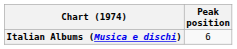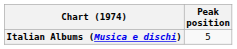(208, 37) 6 -> (208, 37) 5
